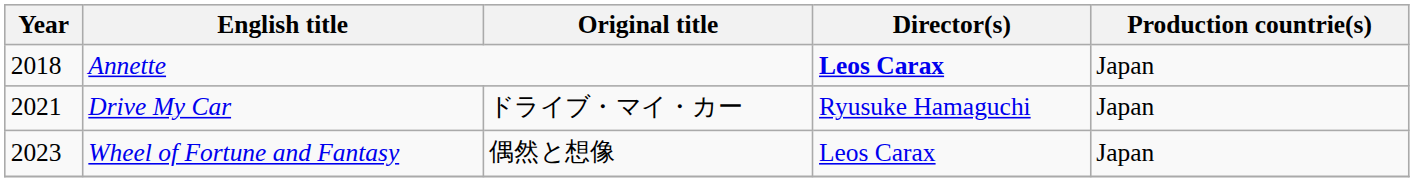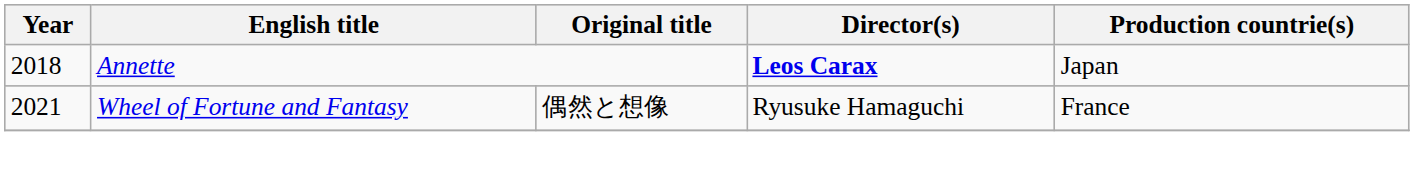- row: (160, 107)
(36, 152) 2023 -> (36, 107) 2021
(877, 152) Leos Carax -> (858, 107) Ryusuke Hamaguchi
(1125, 152) Japan -> (1095, 107) France
